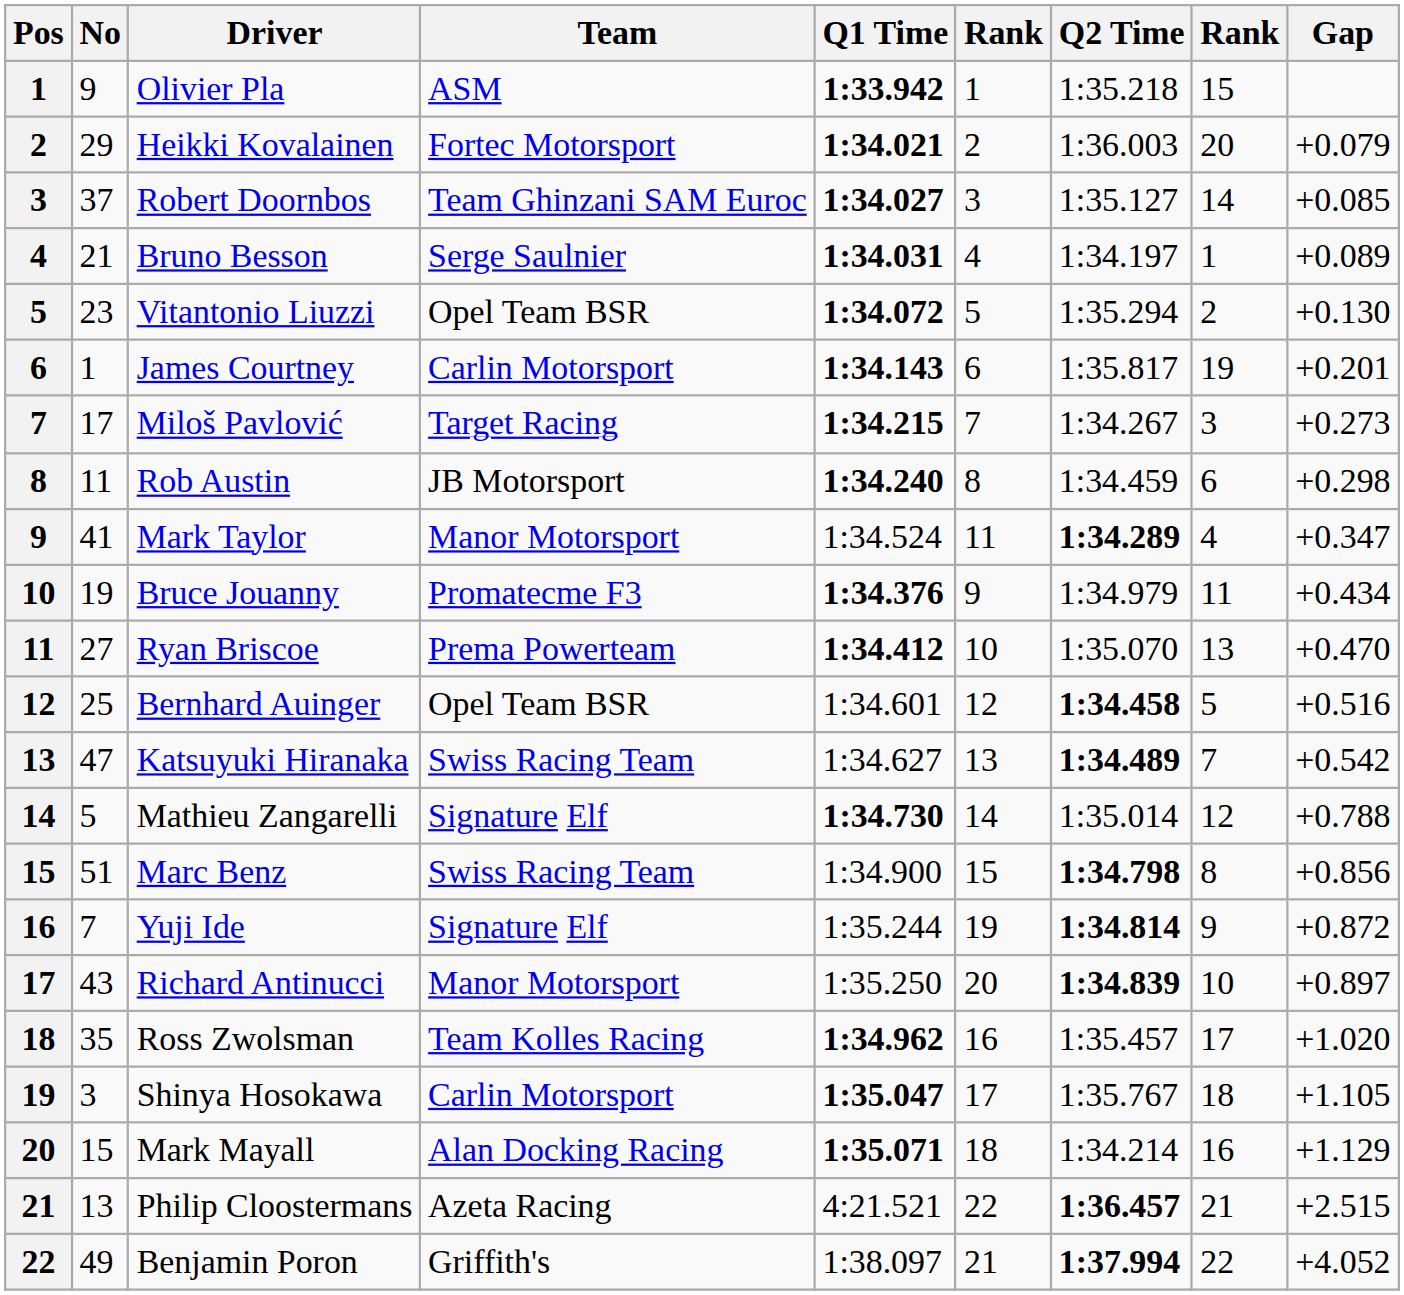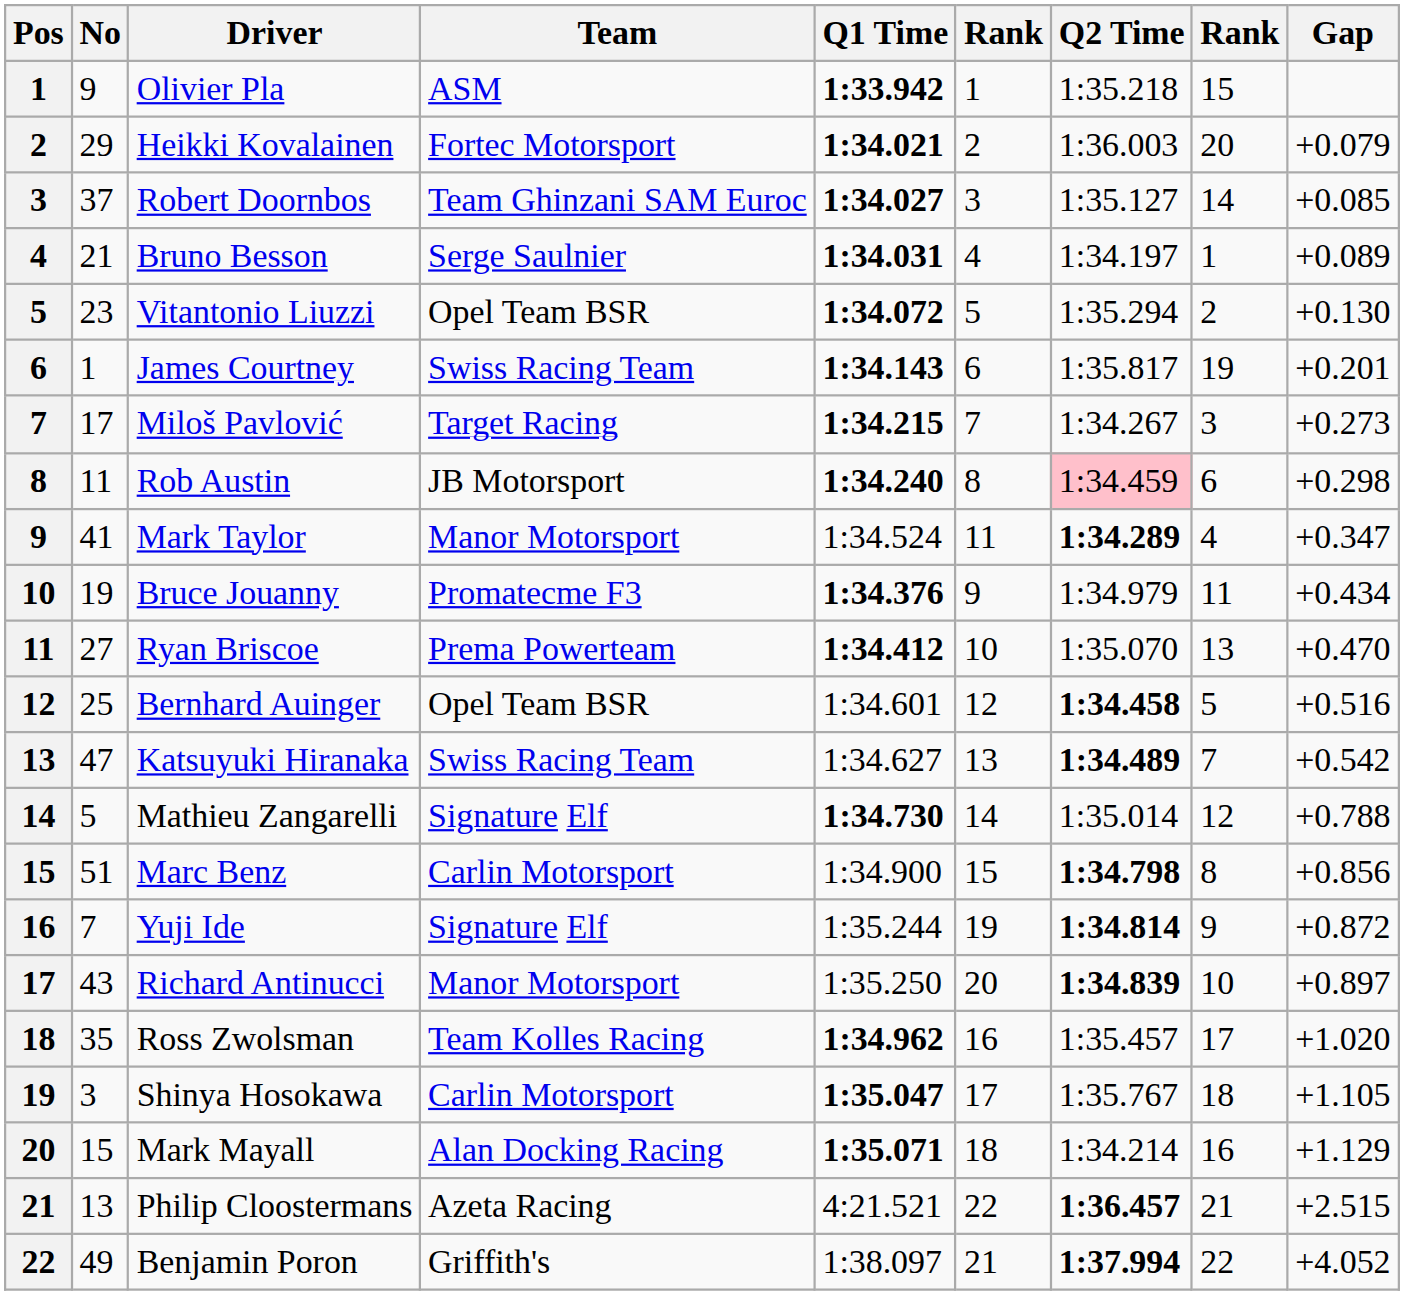(551, 367) Carlin Motorsport -> (561, 367) Swiss Racing Team
(1119, 479) no background -> (1119, 479) pink background
(561, 870) Swiss Racing Team -> (551, 870) Carlin Motorsport
